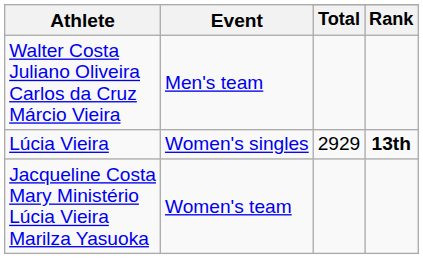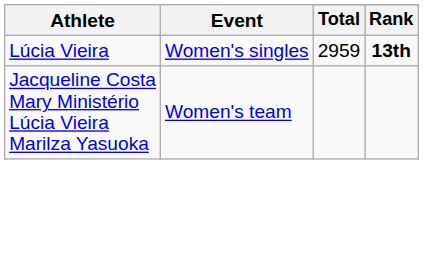- row: (75, 82)
(339, 145) 2929 -> (339, 50) 2959
